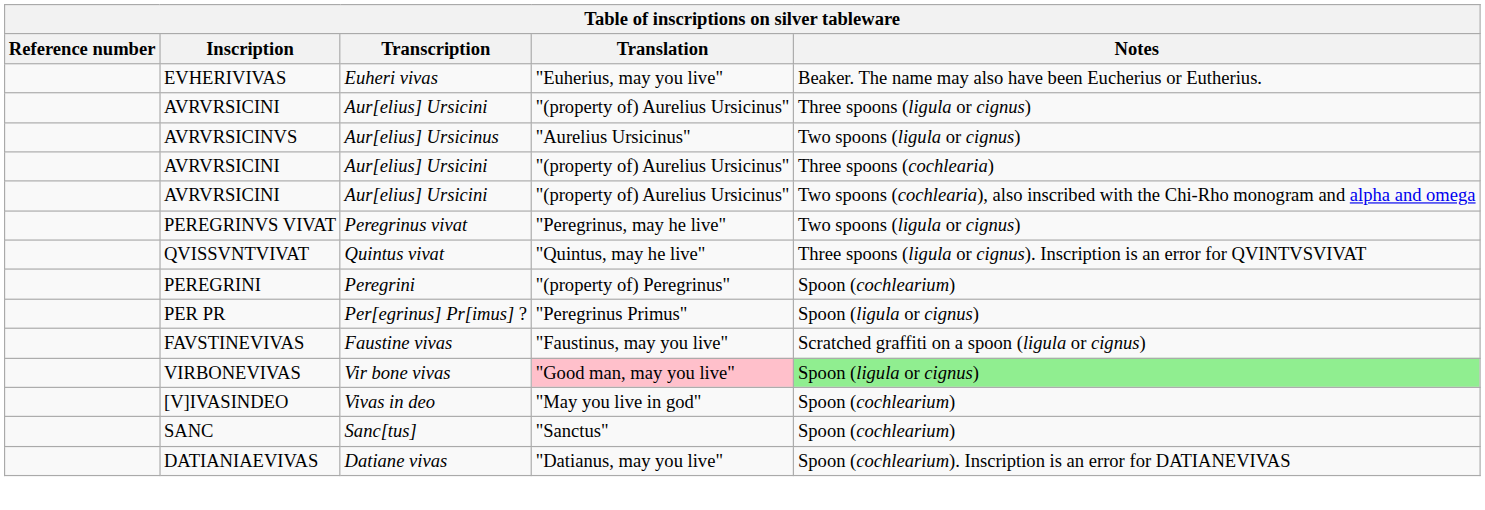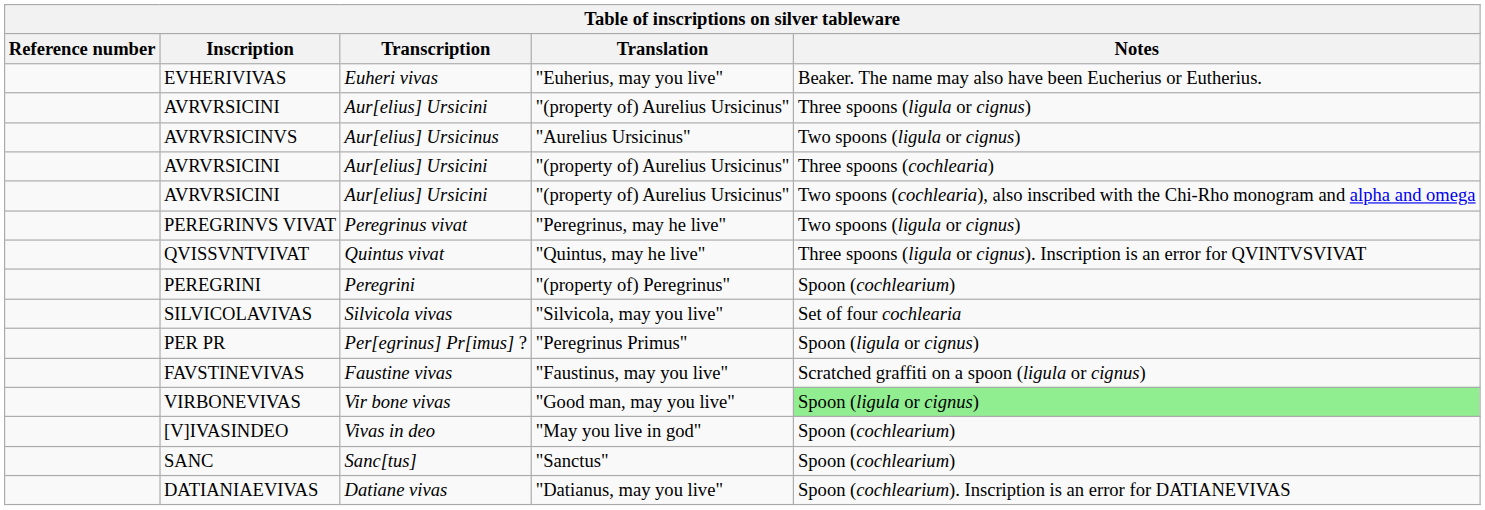+ row: (238, 313)
(635, 372) pink background -> (635, 401) no background
